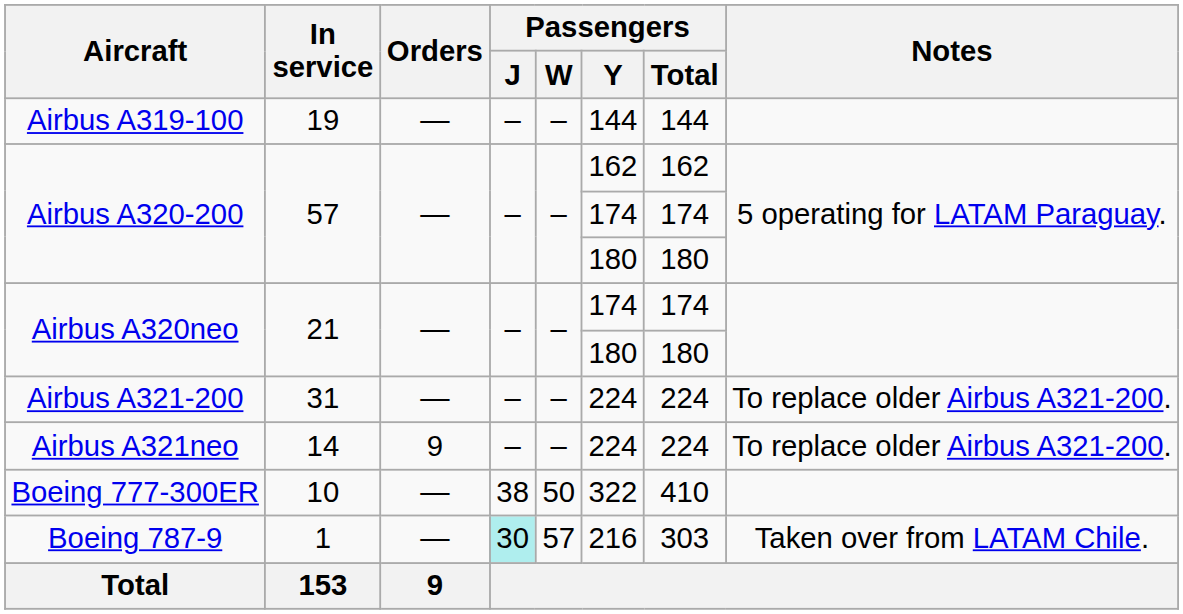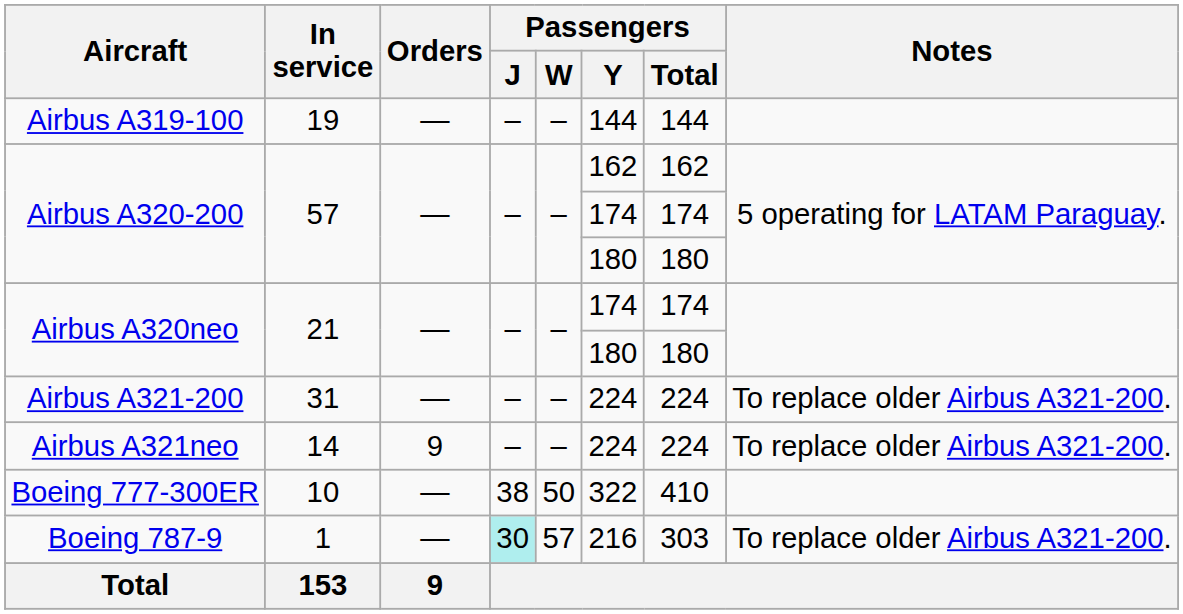(952, 538) Taken over from LATAM Chile. -> (952, 538) To replace older Airbus A321-200.
